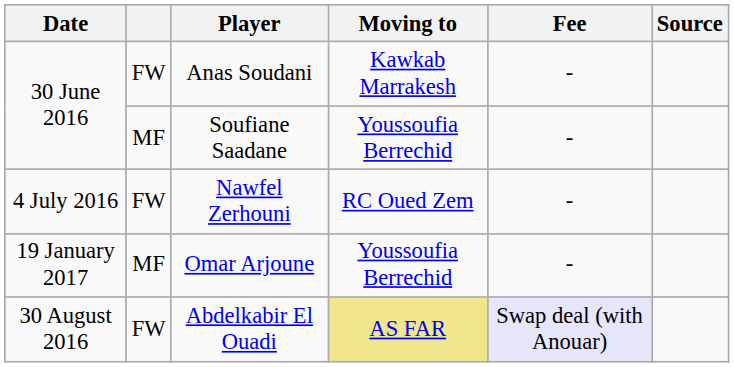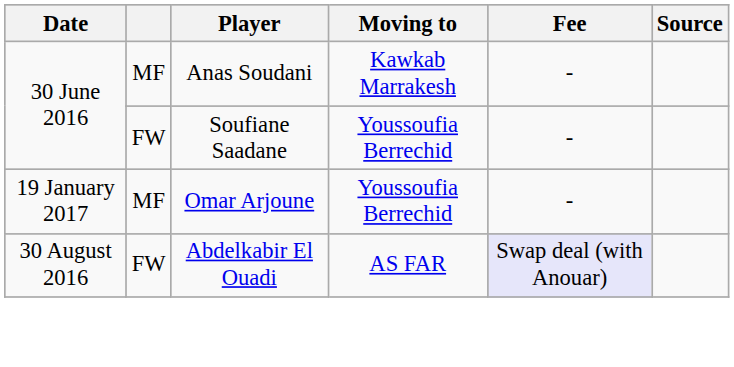(149, 73) FW -> (149, 73) MF
(149, 137) MF -> (149, 137) FW
- row: (249, 200)
(408, 328) khaki background -> (408, 264) no background
